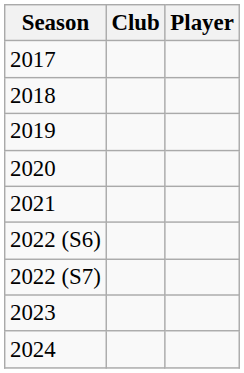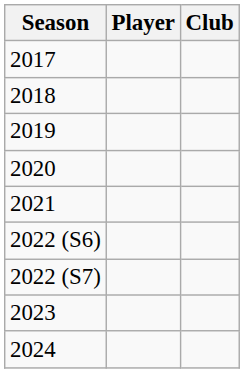columns swapped: (202, 22) <-> (136, 22)
